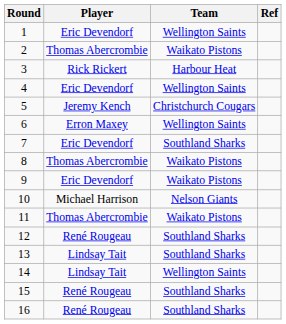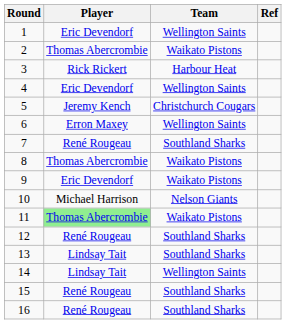(97, 143) Eric Devendorf -> (97, 143) René Rougeau
(97, 217) no background -> (97, 217) lightgreen background
